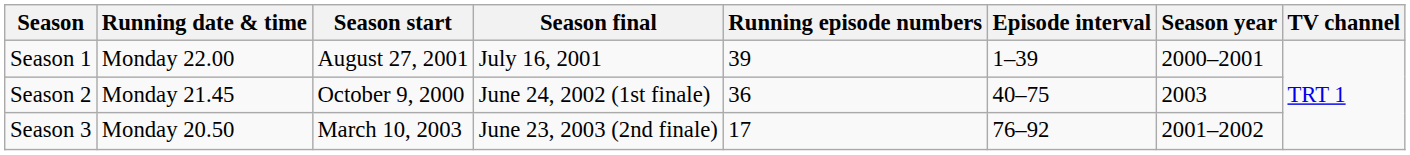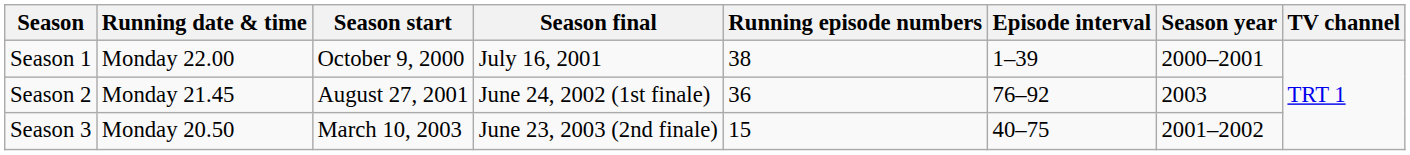(393, 58) August 27, 2001 -> (391, 58) October 9, 2000
(740, 58) 39 -> (740, 58) 38
(391, 94) October 9, 2000 -> (393, 94) August 27, 2001
(1021, 94) 40–75 -> (1021, 94) 76–92
(740, 130) 17 -> (740, 130) 15
(1021, 130) 76–92 -> (1021, 130) 40–75
